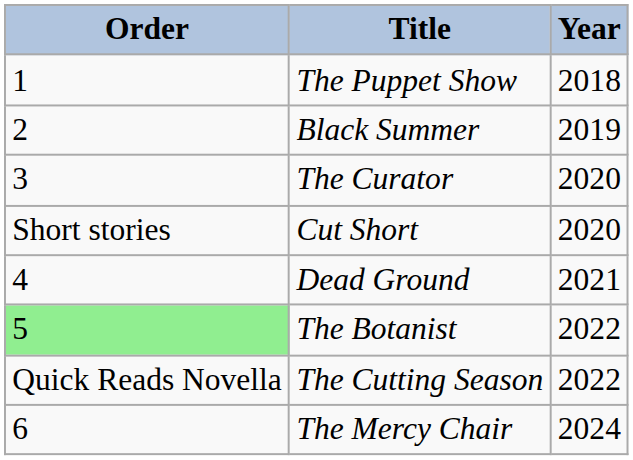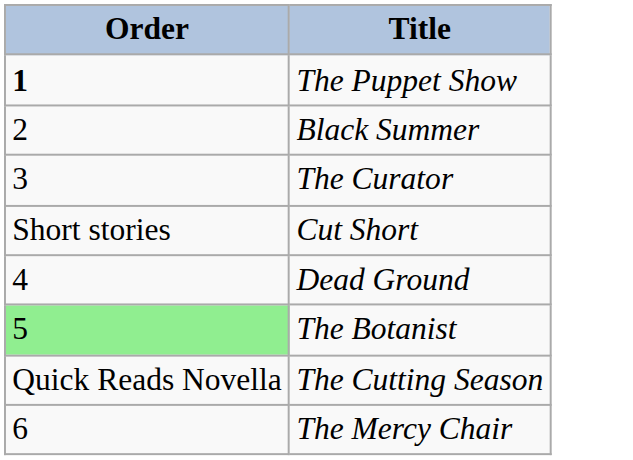- column: (589, 29)
(20, 79) normal -> (20, 79) bold
